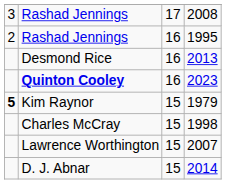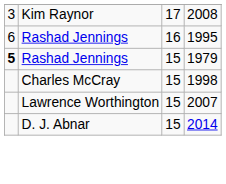(75, 15) Rashad Jennings -> (58, 15) Kim Raynor
(11, 37) 2 -> (11, 37) 6
- row: (202, 59)
- row: (202, 80)
(58, 102) Kim Raynor -> (75, 59) Rashad Jennings
